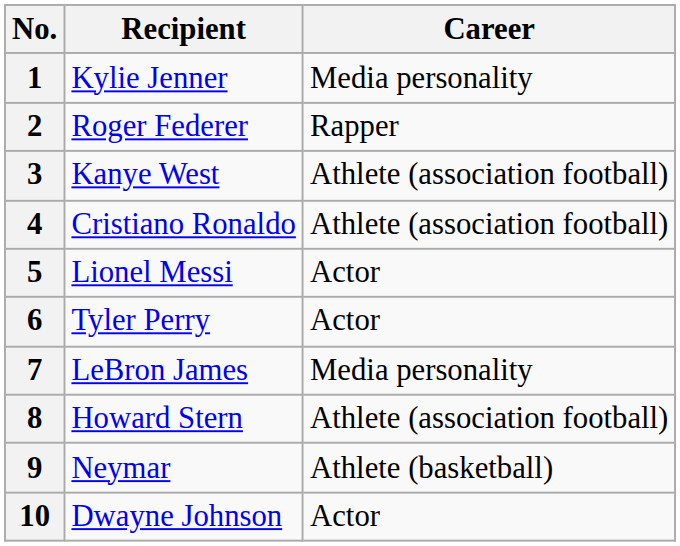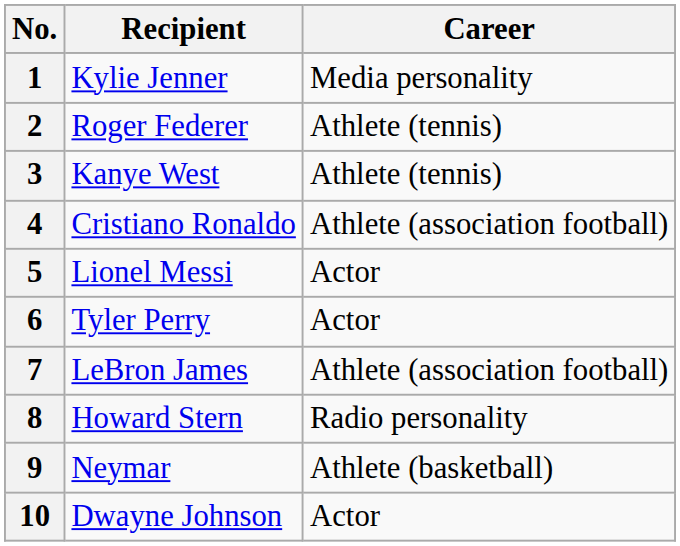(354, 126) Rapper -> (406, 126) Athlete (tennis)
(489, 175) Athlete (association football) -> (406, 175) Athlete (tennis)
(421, 369) Media personality -> (489, 369) Athlete (association football)
(489, 418) Athlete (association football) -> (419, 418) Radio personality
